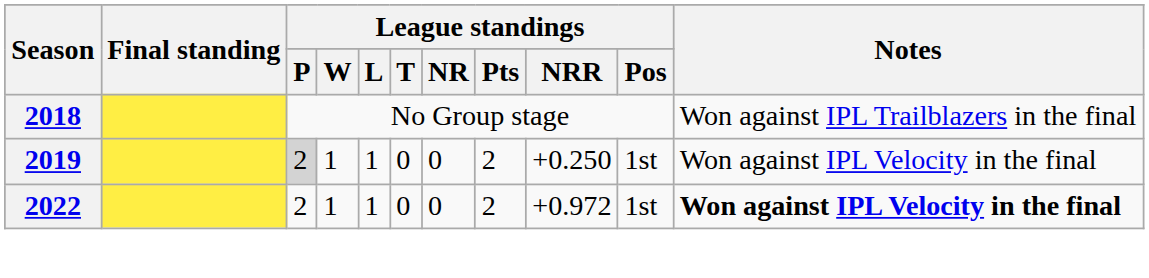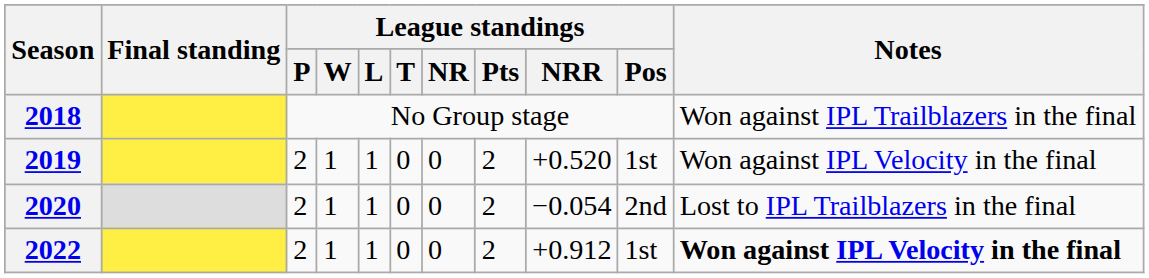(300, 160) lightgrey background -> (300, 160) no background
(572, 160) +0.250 -> (572, 160) +0.520
+ row: (53, 205)
(572, 205) +0.972 -> (572, 250) +0.912
